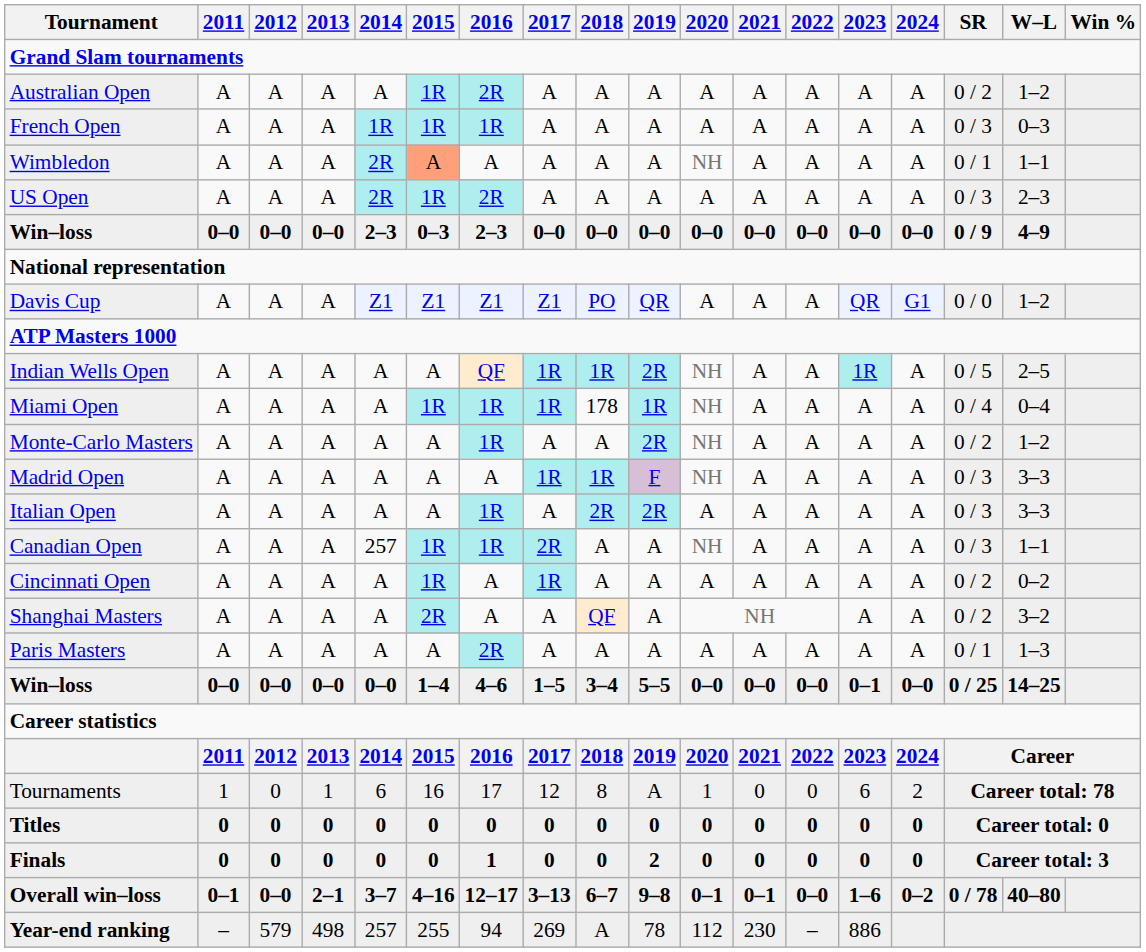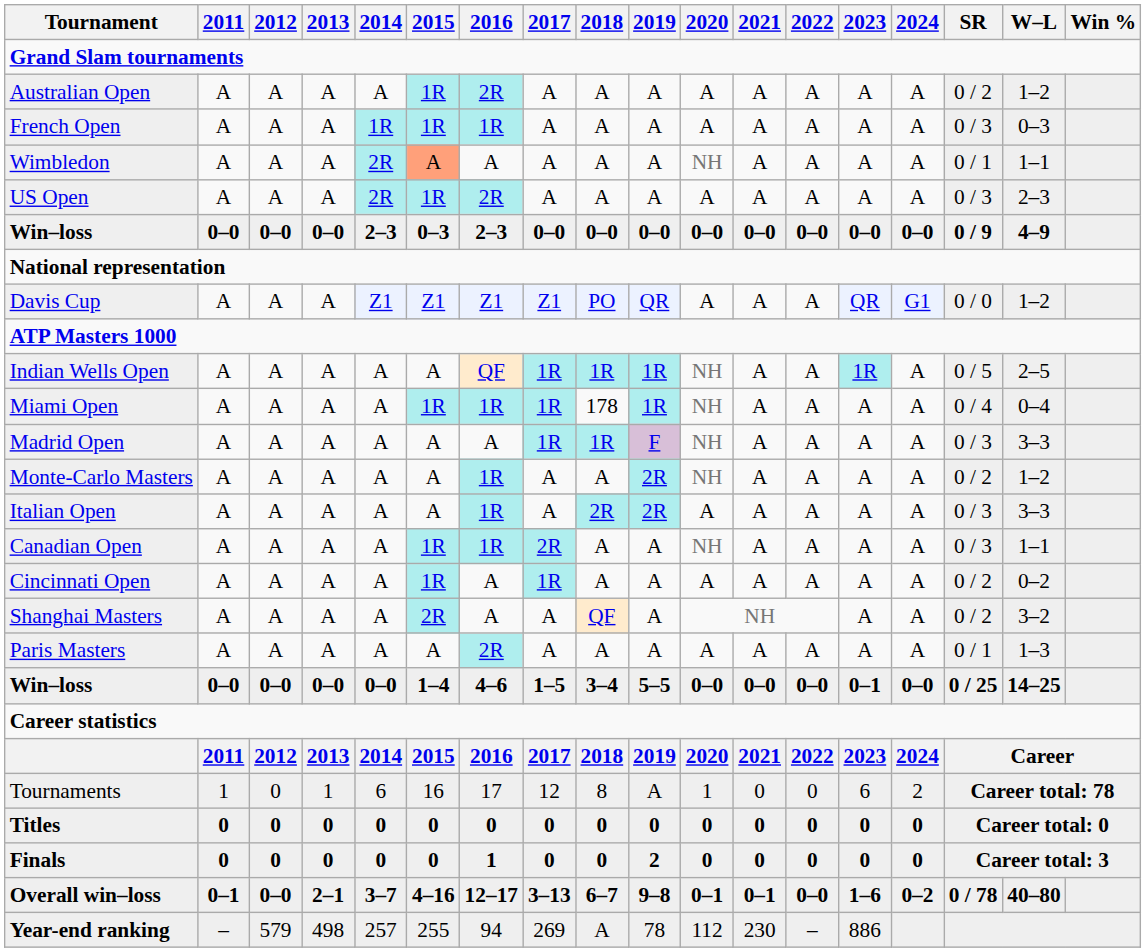(654, 371) 2R -> (654, 371) 1R
rows swapped: (101, 441) <-> (67, 476)
(381, 546) 257 -> (381, 546) A
